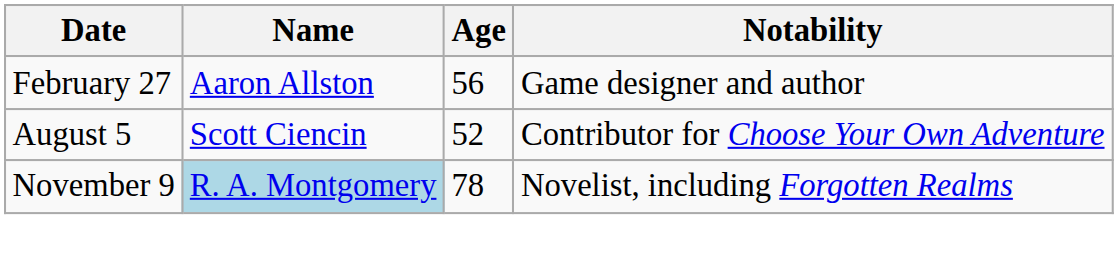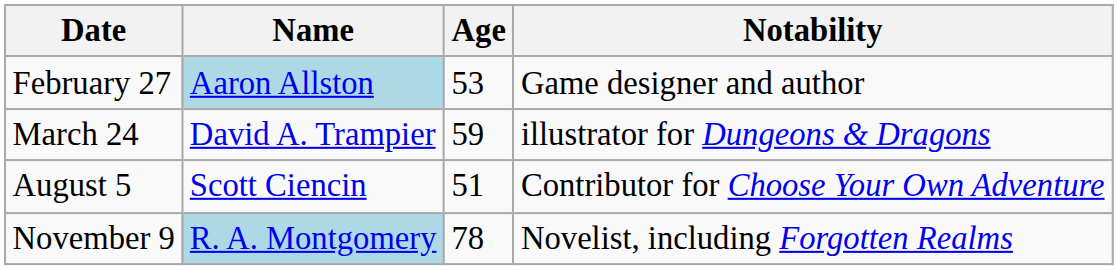(282, 82) no background -> (282, 82) lightblue background
(468, 82) 56 -> (468, 82) 53
+ row: (76, 133)
(468, 133) 52 -> (468, 185) 51
